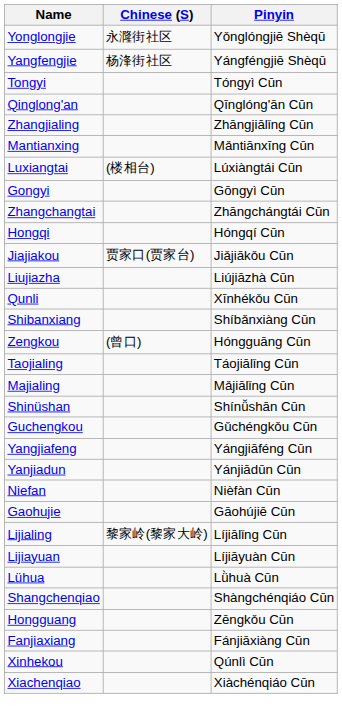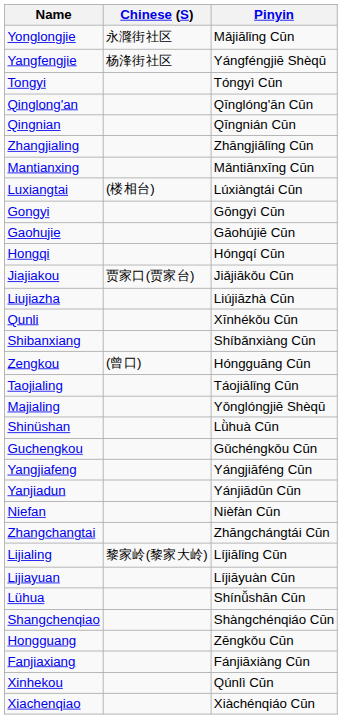(270, 37) Yǒnglóngjiē Shèqū -> (254, 37) Mǎjiālǐng Cūn
+ row: (34, 125)
rows swapped: (51, 212) <-> (34, 511)
(254, 385) Mǎjiālǐng Cūn -> (270, 406) Yǒnglóngjiē Shèqū
(260, 406) Shínǚshān Cūn -> (246, 427) Lǜhuà Cūn
(246, 577) Lǜhuà Cūn -> (260, 598) Shínǚshān Cūn
